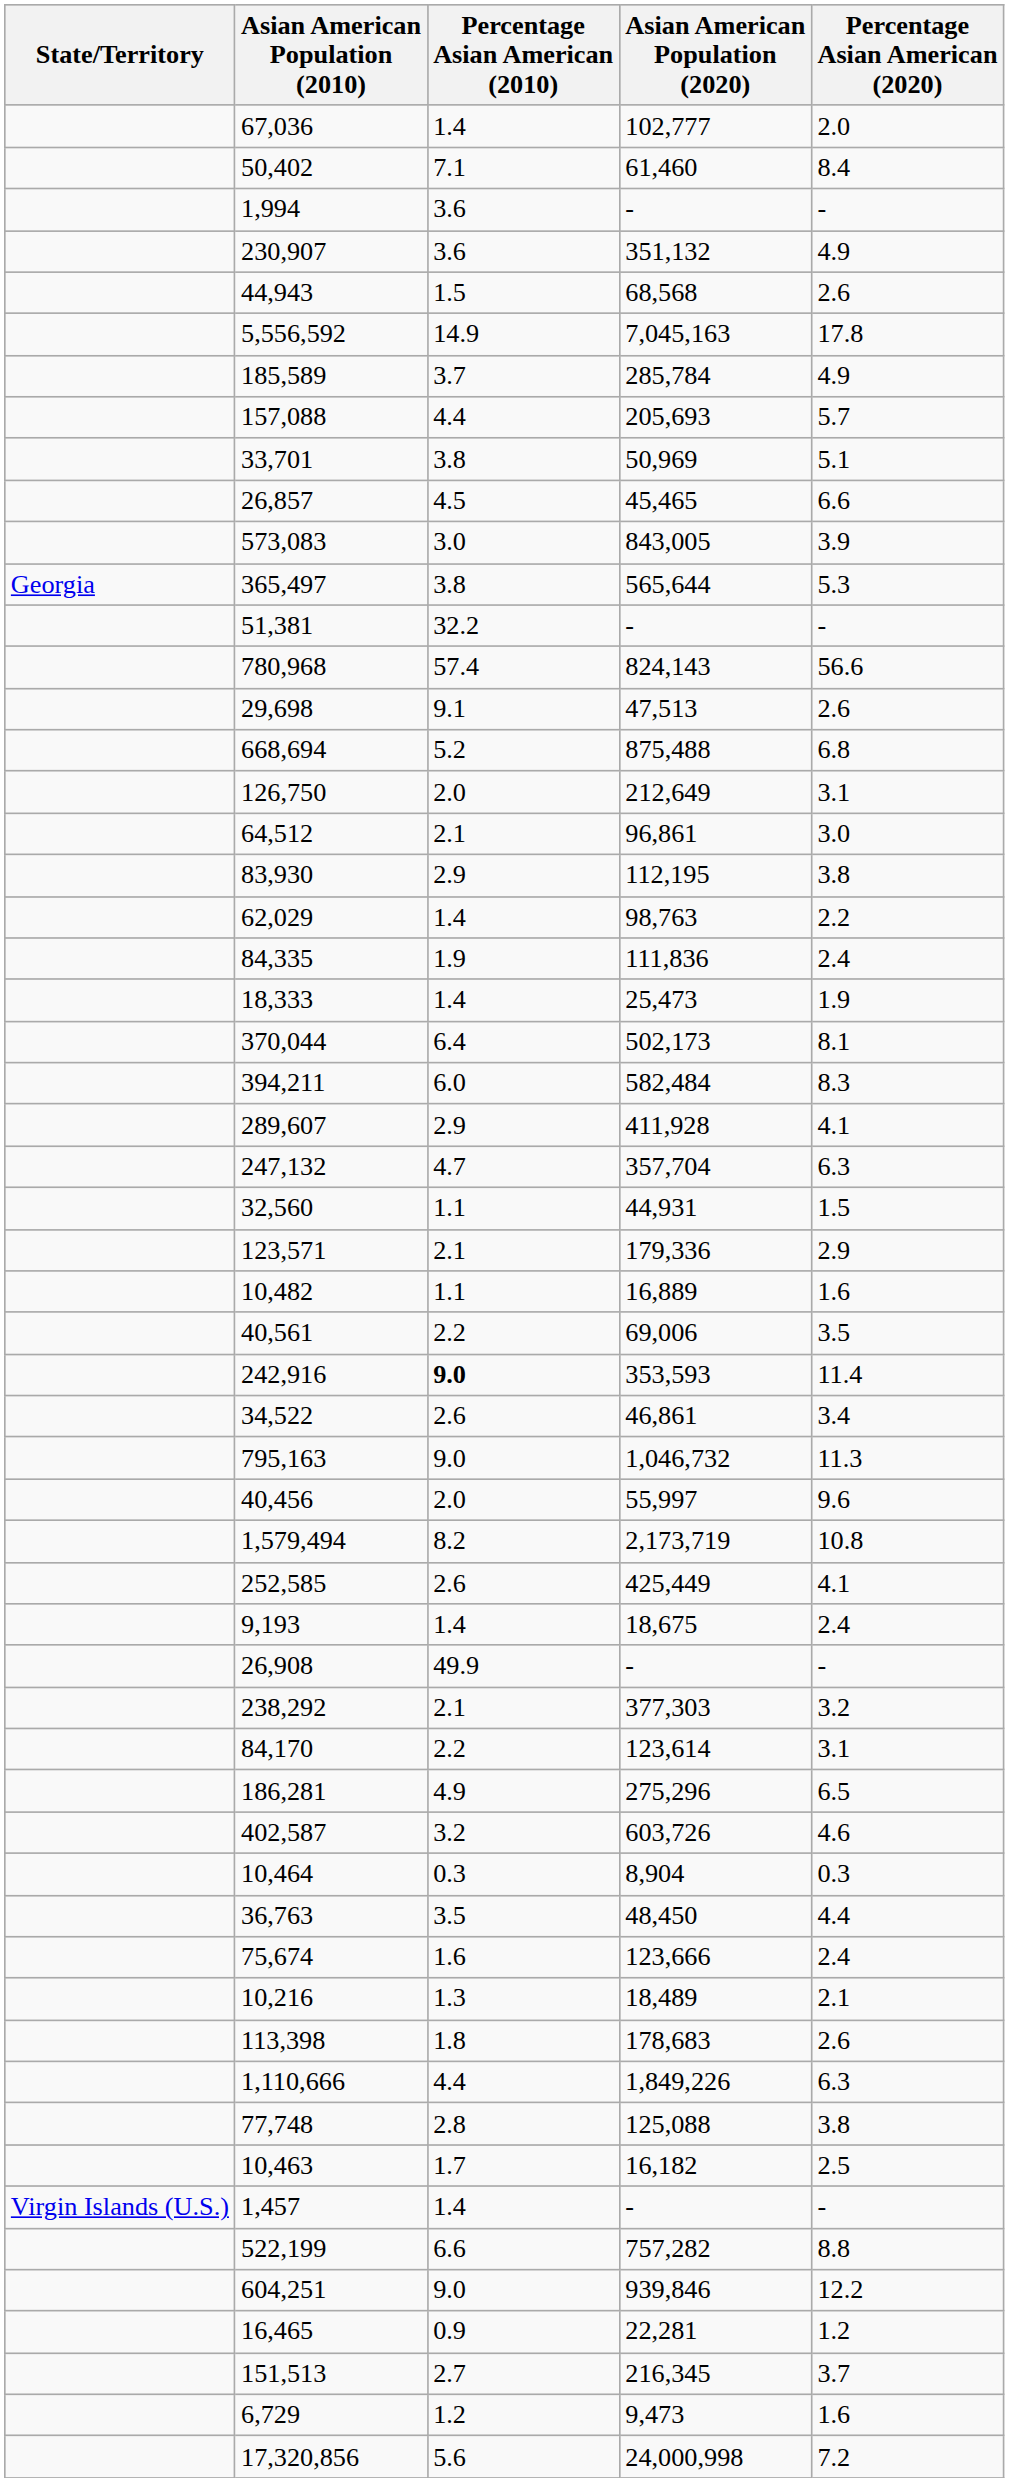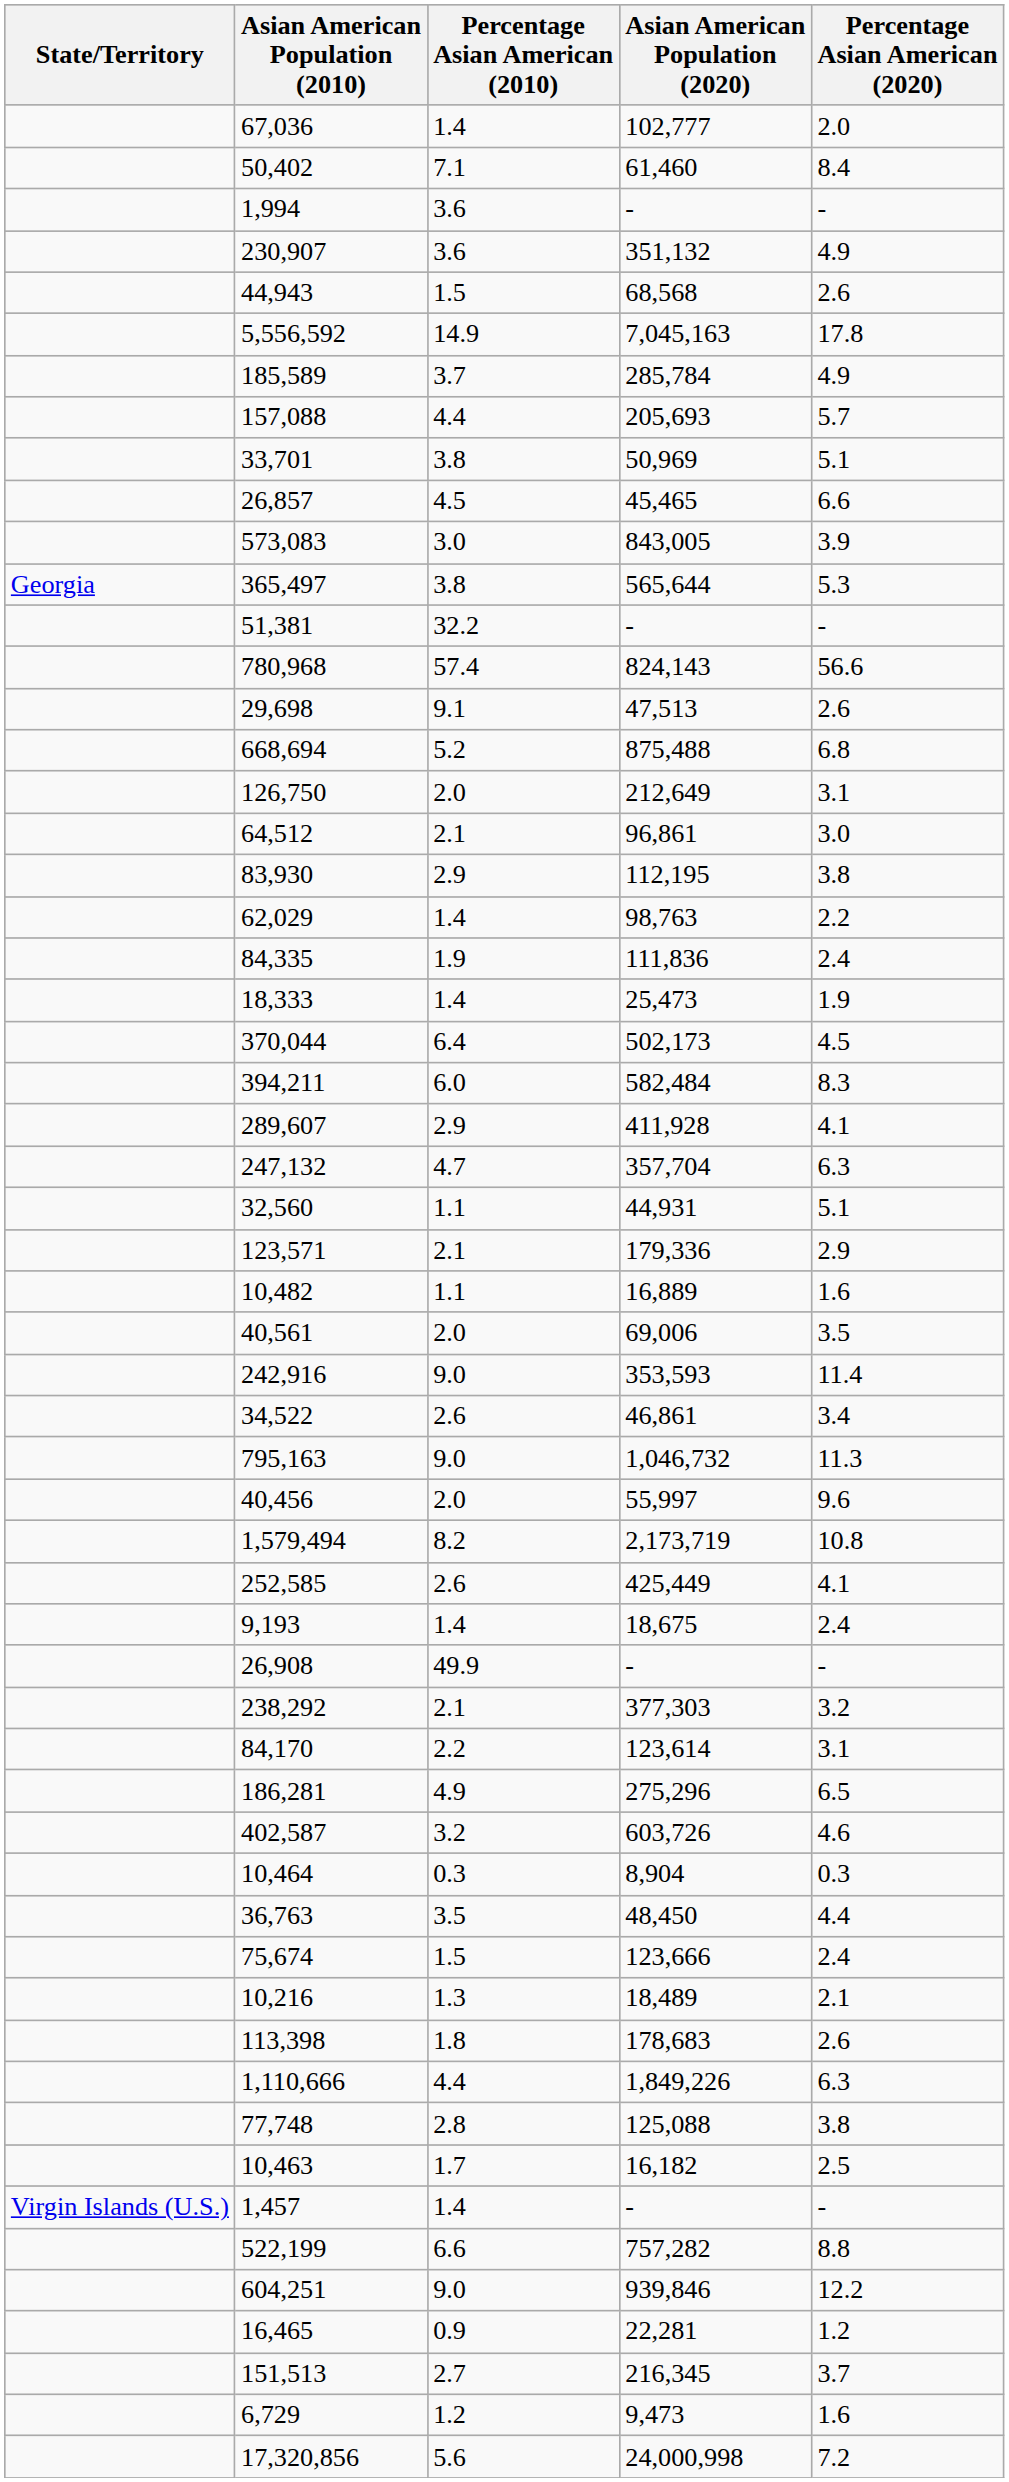(834, 1041) 8.1 -> (834, 1041) 4.5
(834, 1207) 1.5 -> (834, 1207) 5.1
(450, 1332) 2.2 -> (450, 1332) 2.0
(450, 1374) bold -> (450, 1374) normal
(450, 1957) 1.6 -> (450, 1957) 1.5
